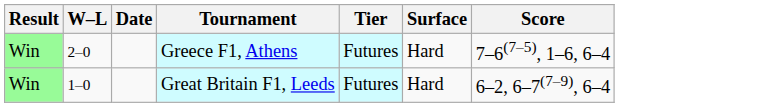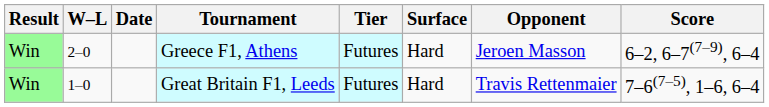+ column: (546, 19)
(543, 50) 7–6(7–5), 1–6, 6–4 -> (692, 50) 6–2, 6–7(7–9), 6–4
(543, 84) 6–2, 6–7(7–9), 6–4 -> (692, 84) 7–6(7–5), 1–6, 6–4
